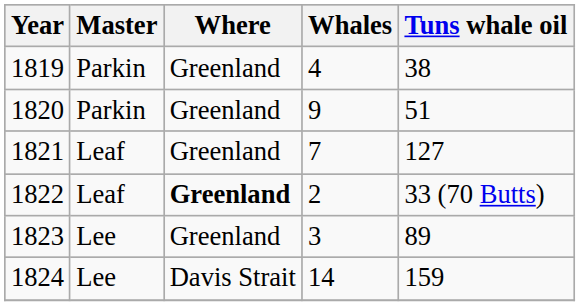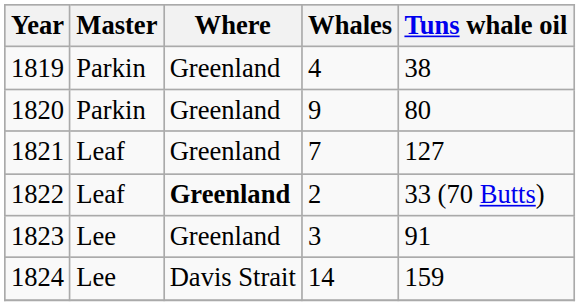(418, 109) 51 -> (418, 109) 80
(418, 236) 89 -> (418, 236) 91
